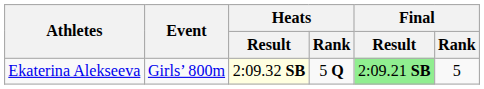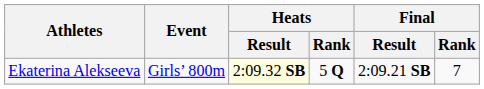(394, 71) lightgreen background -> (394, 71) no background
(457, 71) 5 -> (457, 71) 7
